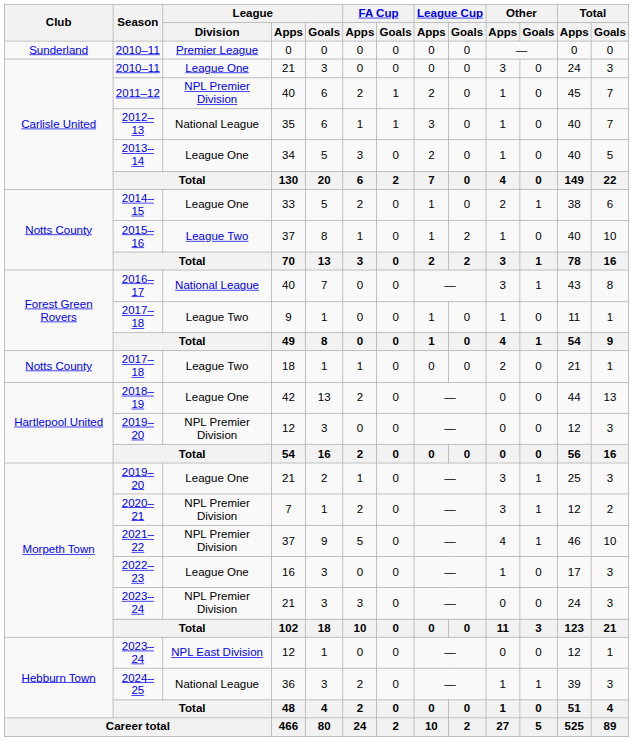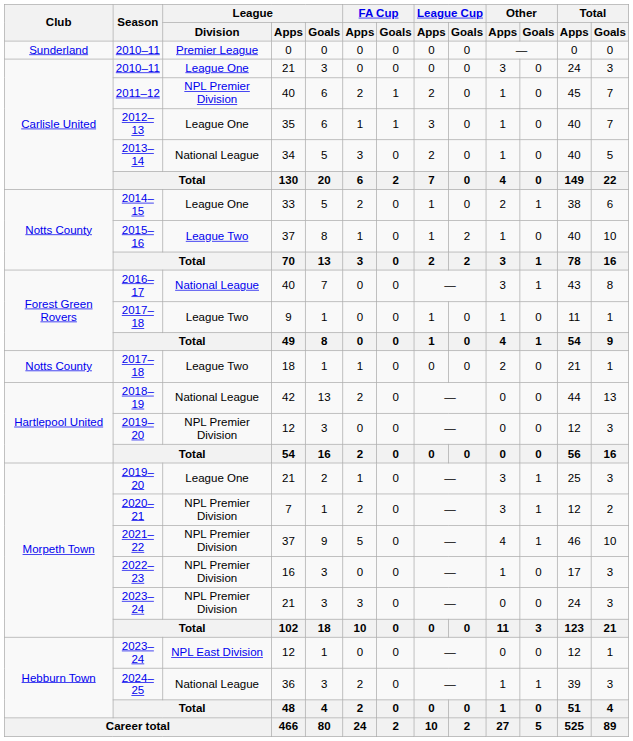(217, 124) National League -> (217, 124) League One
(217, 155) League One -> (217, 155) National League
(217, 397) League One -> (217, 397) National League
(217, 572) League One -> (217, 572) NPL Premier Division
